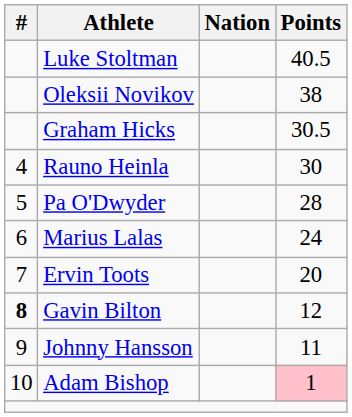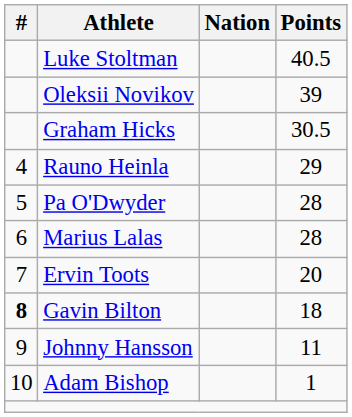(311, 94) 38 -> (311, 94) 39
(311, 166) 30 -> (311, 166) 29
(311, 238) 24 -> (311, 238) 28
(311, 310) 12 -> (311, 310) 18
(311, 382) pink background -> (311, 382) no background
